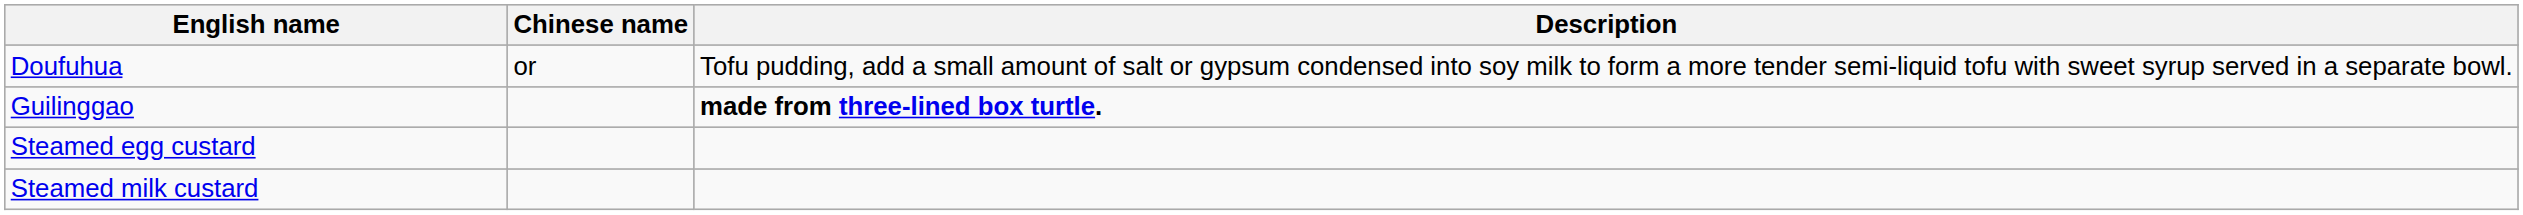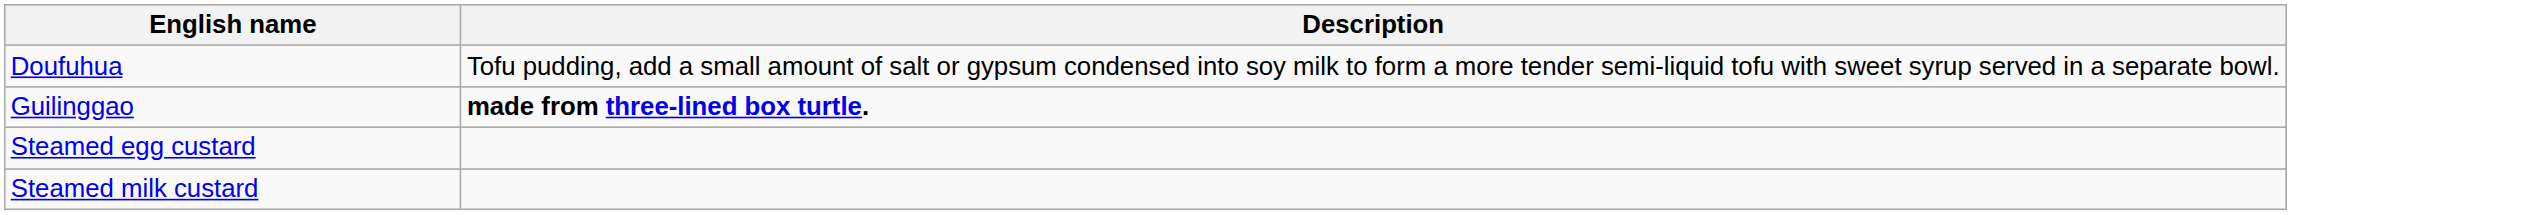- column: (601, 24)
